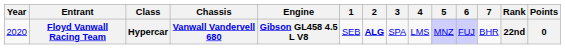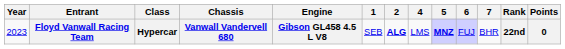- column: (397, 12)
(17, 32) 2020 -> (17, 32) 2023
(444, 32) normal -> (444, 32) bold
